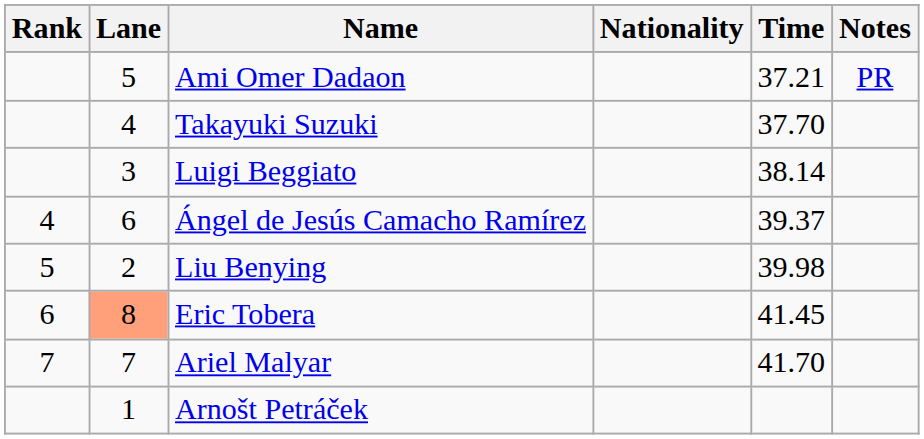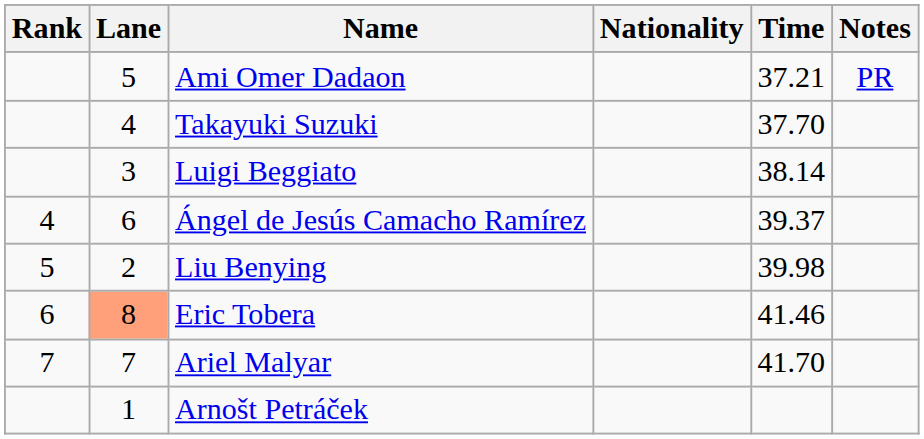(791, 314) 41.45 -> (791, 314) 41.46
